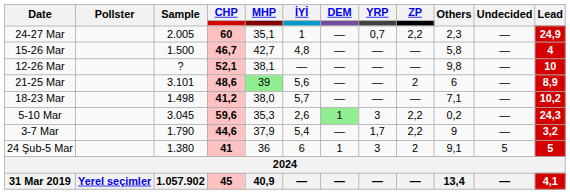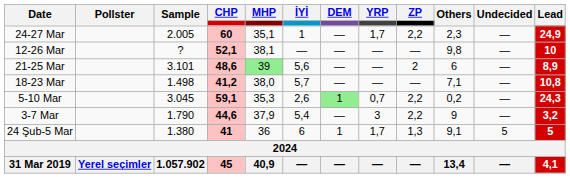(377, 33) 0,7 -> (377, 33) 1,7
- row: (40, 50)
(550, 99) 10,2 -> (550, 82) 10,8
(226, 115) 59,6 -> (226, 99) 59,1
(377, 115) 3 -> (377, 99) 0,7
(377, 131) 1,7 -> (377, 115) 3
(377, 148) 3 -> (377, 131) 1,7
(415, 148) 2 -> (415, 131) 1,3
